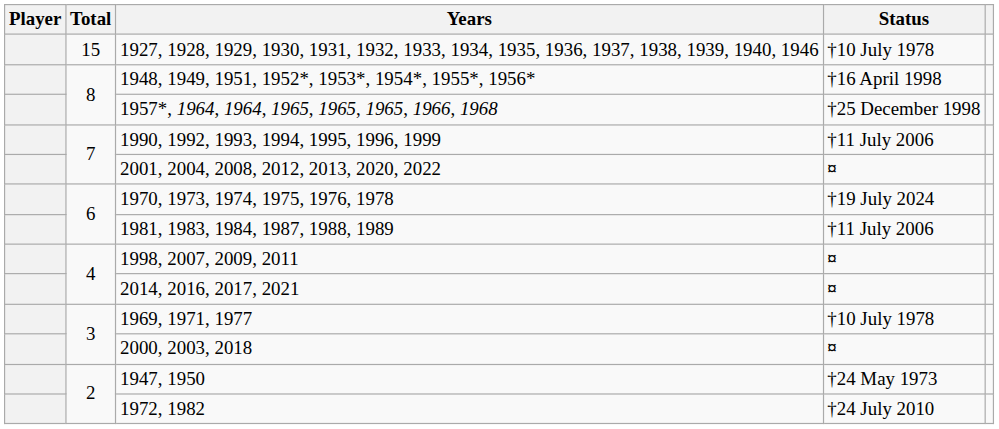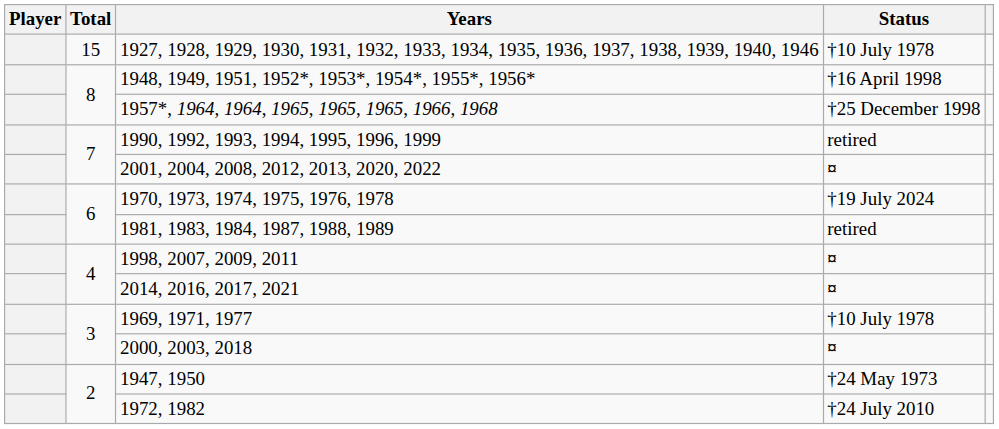(880, 139) †11 July 2006 -> (852, 139) retired
(880, 229) †11 July 2006 -> (852, 229) retired
